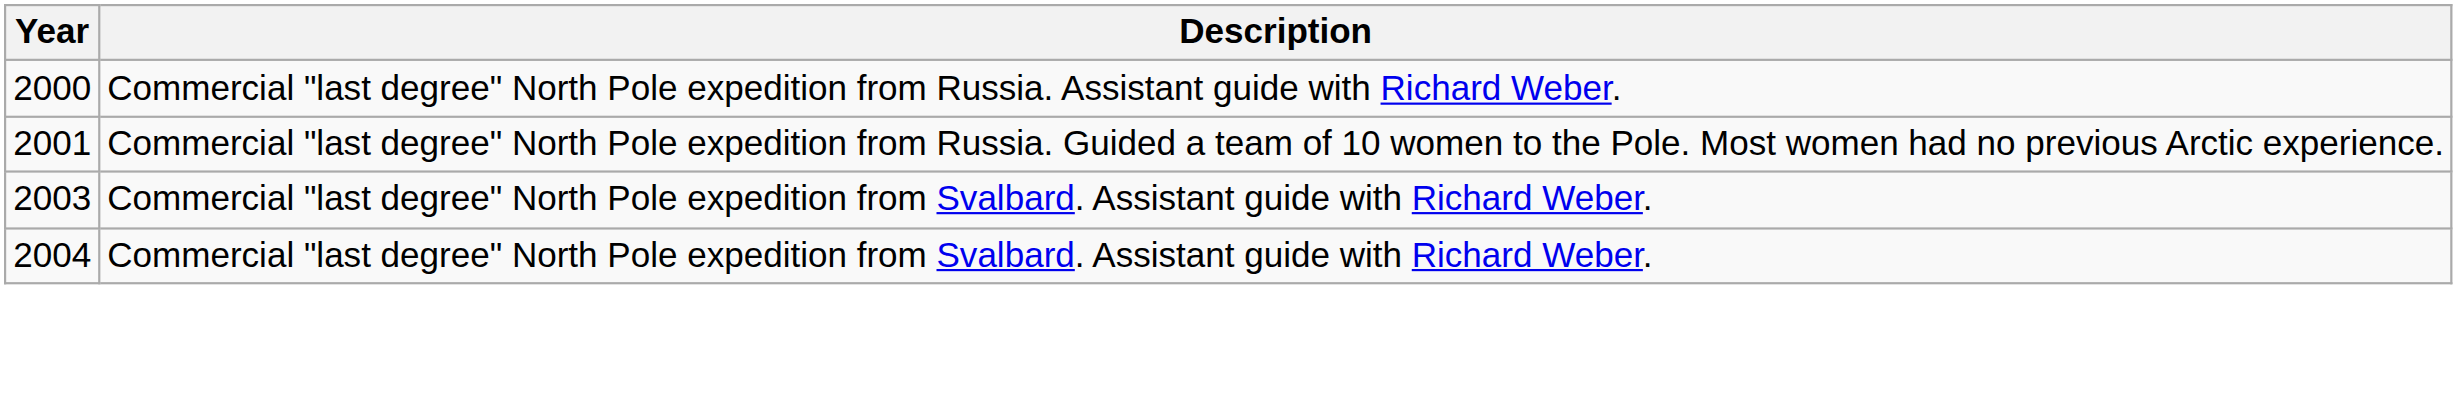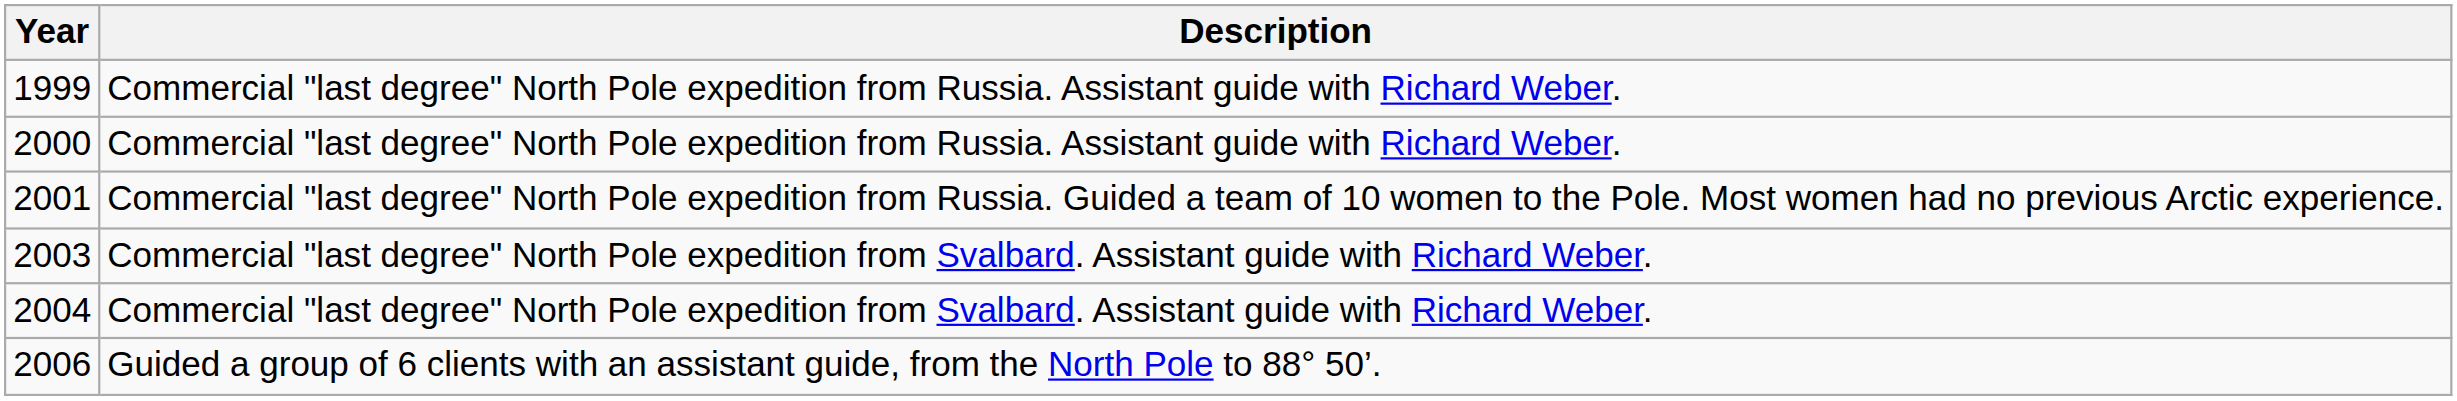+ row: (52, 87)
+ row: (52, 365)
